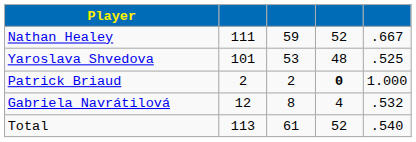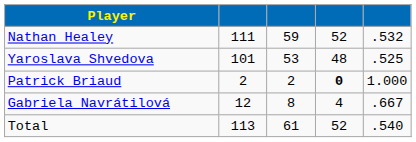(387, 38) .667 -> (387, 38) .532
(387, 104) .532 -> (387, 104) .667
